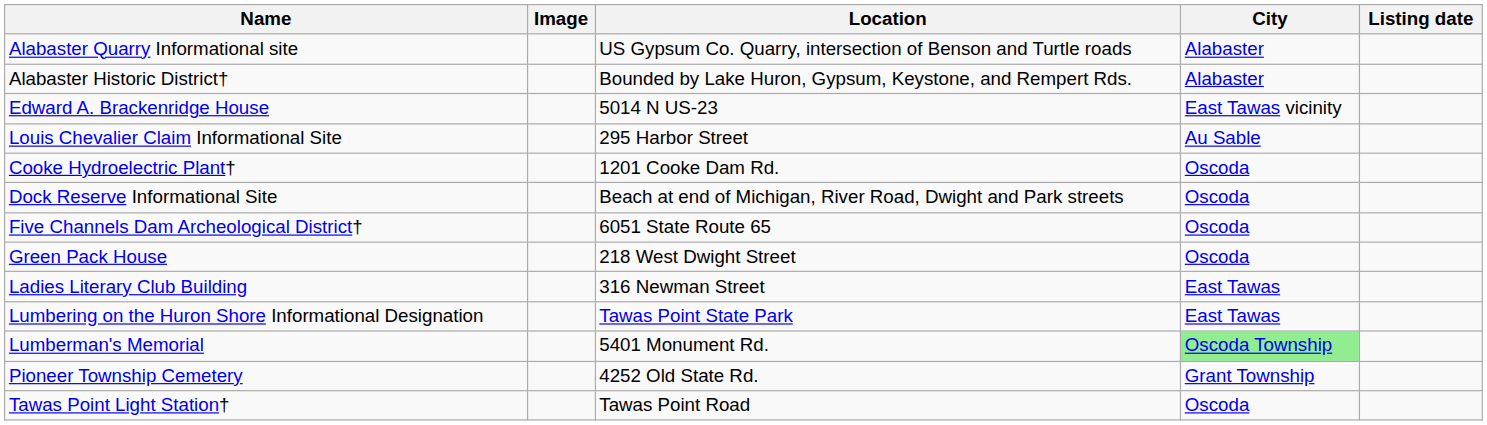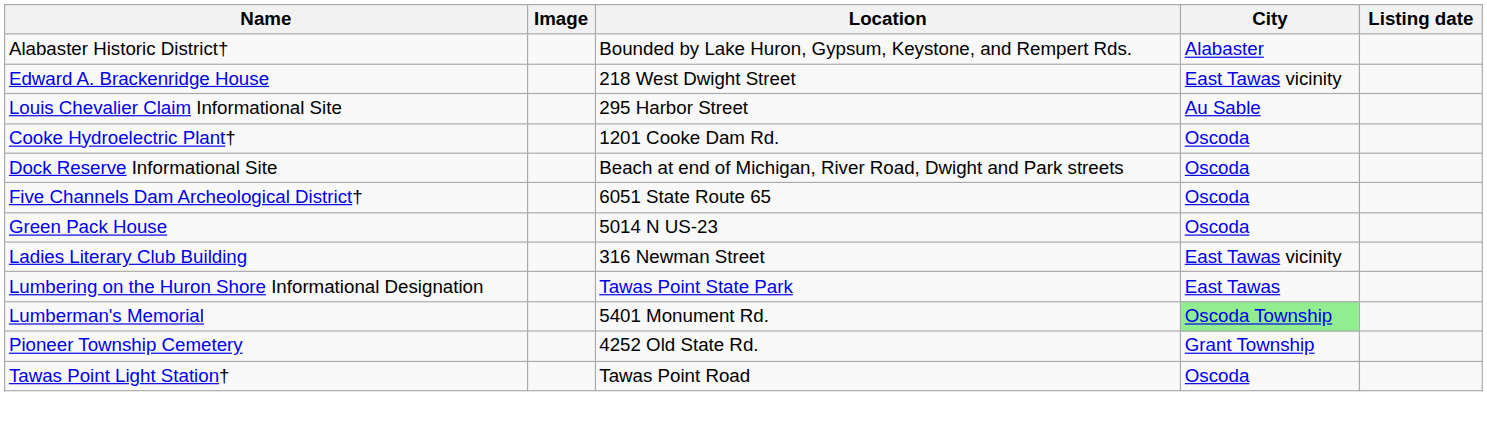- row: (154, 49)
(659, 108) 5014 N US-23 -> (697, 78) 218 West Dwight Street
(697, 256) 218 West Dwight Street -> (659, 227) 5014 N US-23
(1232, 286) East Tawas -> (1263, 256) East Tawas vicinity
